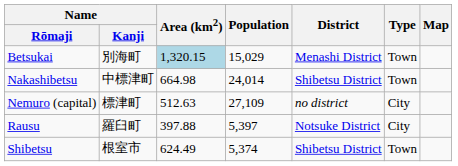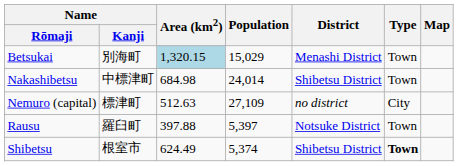(178, 80) 664.98 -> (178, 80) 684.98
(399, 126) City -> (402, 126) Town
(402, 149) normal -> (403, 149) bold
